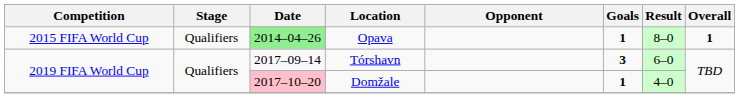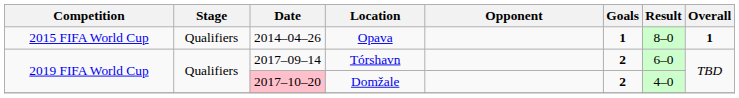(288, 38) lightgreen background -> (288, 38) no background
(623, 60) 3 -> (623, 60) 2
(623, 82) 1 -> (623, 82) 2
